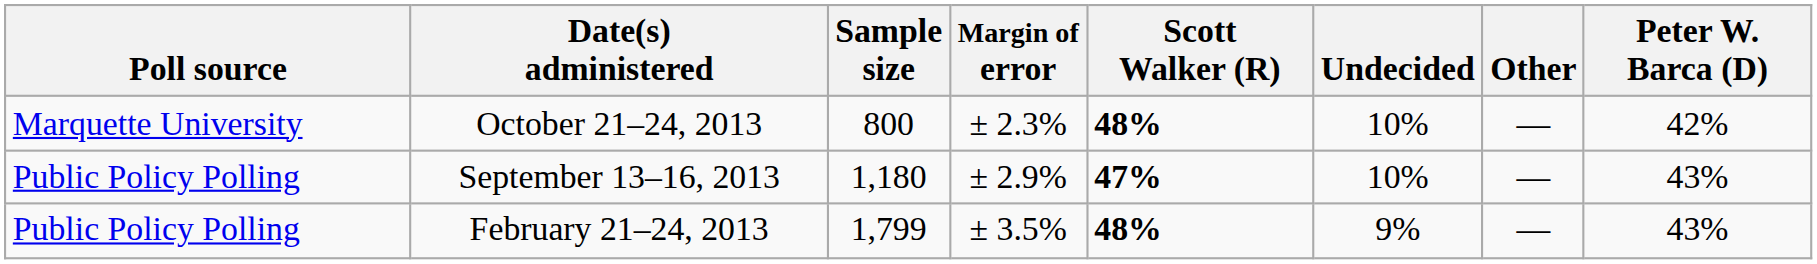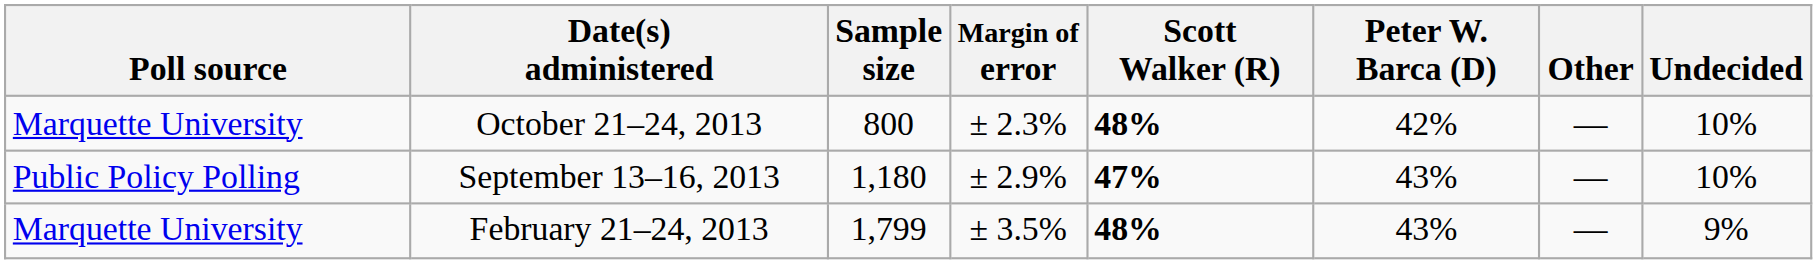columns swapped: (1698, 50) <-> (1398, 69)
(156, 229) Public Policy Polling -> (158, 229) Marquette University
